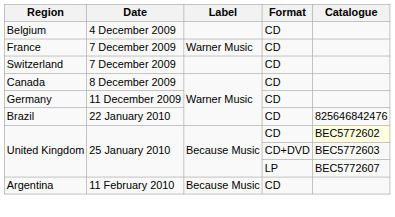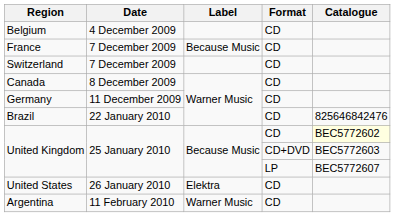(219, 47) Warner Music -> (223, 47) Because Music
+ row: (40, 185)
(223, 185) Because Music -> (219, 202) Warner Music
